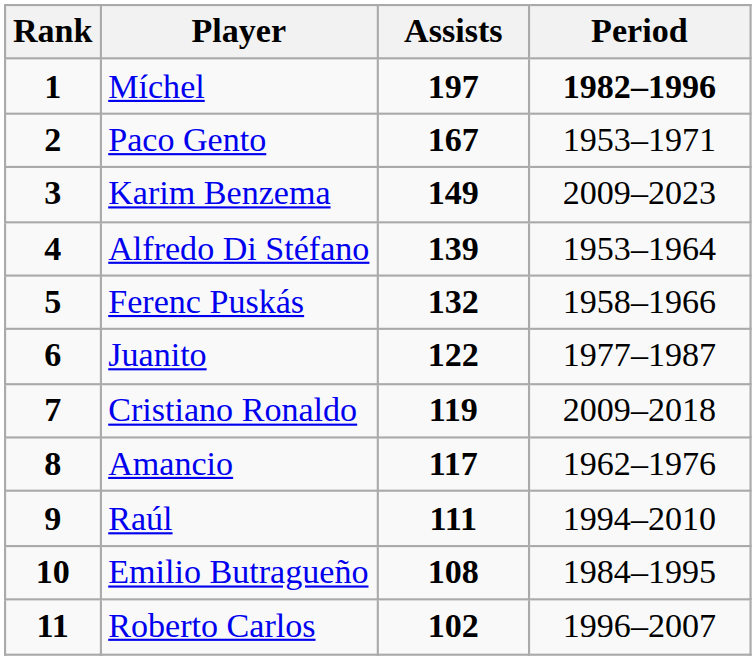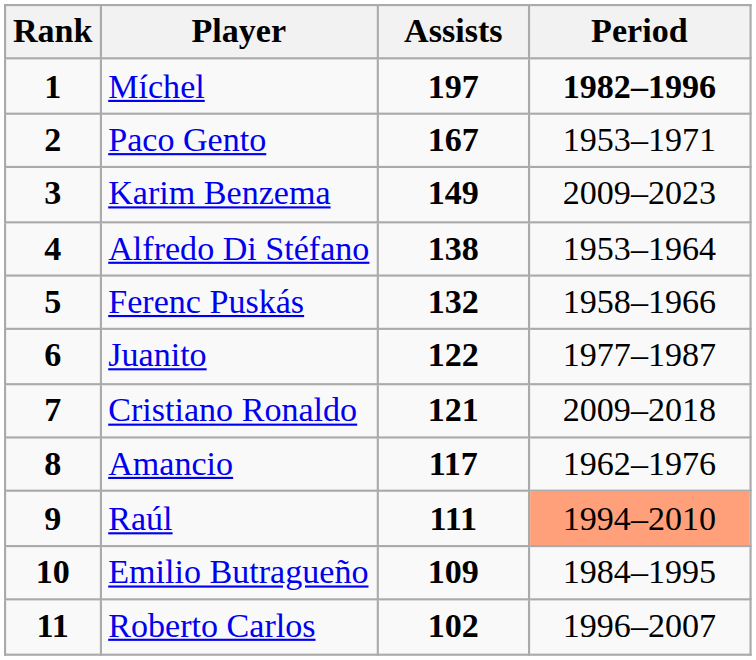(453, 247) 139 -> (453, 247) 138
(453, 409) 119 -> (453, 409) 121
(639, 517) no background -> (639, 517) lightsalmon background
(453, 572) 108 -> (453, 572) 109
